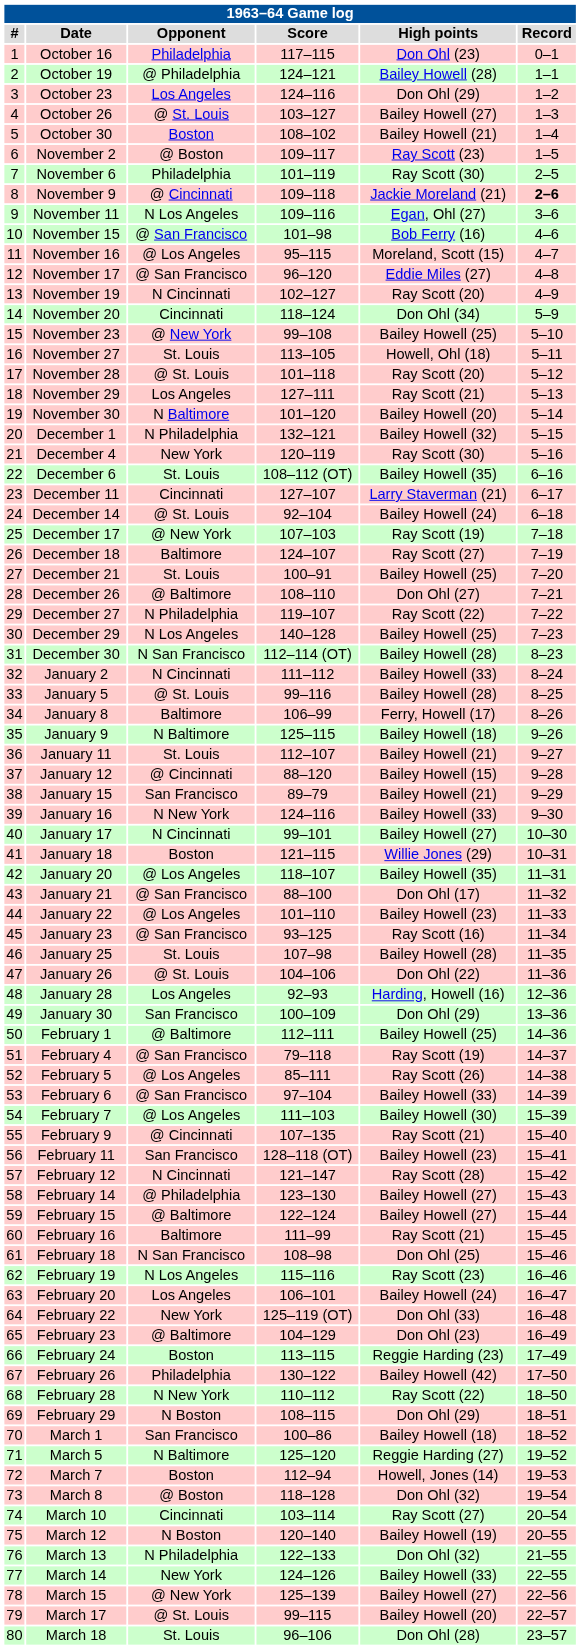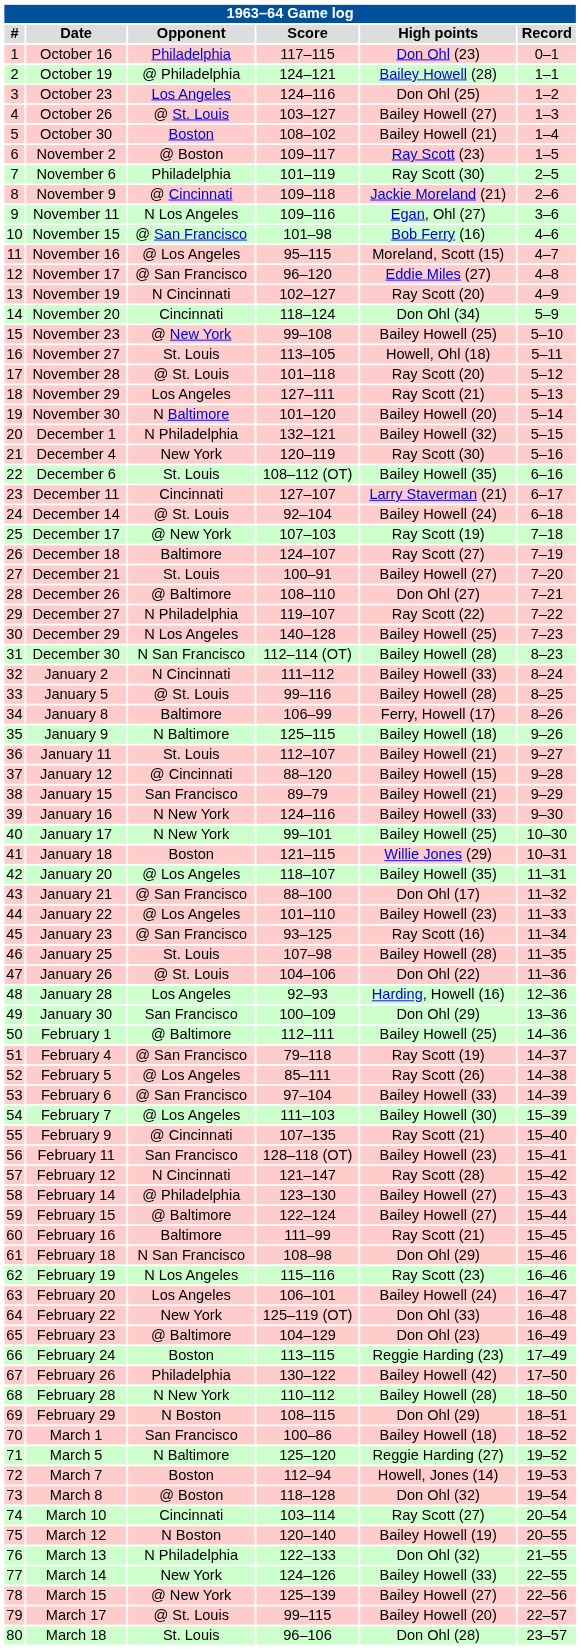(438, 94) Don Ohl (29) -> (438, 94) Don Ohl (25)
(547, 194) bold -> (547, 194) normal
(438, 574) Bailey Howell (25) -> (438, 574) Bailey Howell (27)
(191, 834) N Cincinnati -> (191, 834) N New York
(438, 834) Bailey Howell (27) -> (438, 834) Bailey Howell (25)
(438, 1255) Don Ohl (25) -> (438, 1255) Don Ohl (29)
(438, 1395) Ray Scott (22) -> (438, 1395) Bailey Howell (28)
